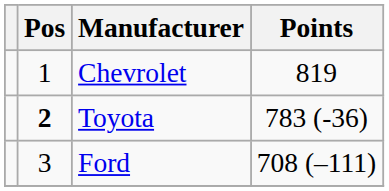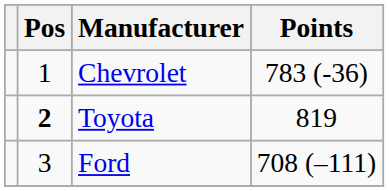(316, 72) 819 -> (316, 72) 783 (-36)
(316, 118) 783 (-36) -> (316, 118) 819
